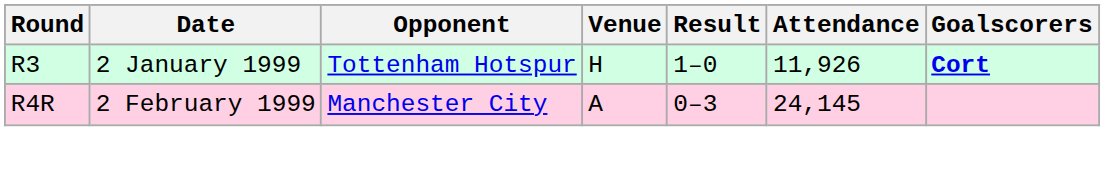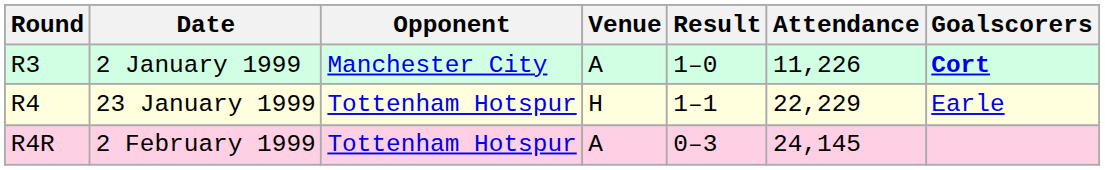(452, 65) Tottenham Hotspur -> (437, 65) Manchester City
(596, 65) H -> (596, 65) A
(817, 65) 11,926 -> (817, 65) 11,226
+ row: (206, 105)
(437, 105) Manchester City -> (452, 144) Tottenham Hotspur
